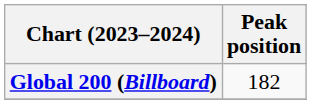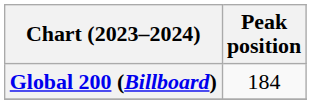(264, 81) 182 -> (264, 81) 184
